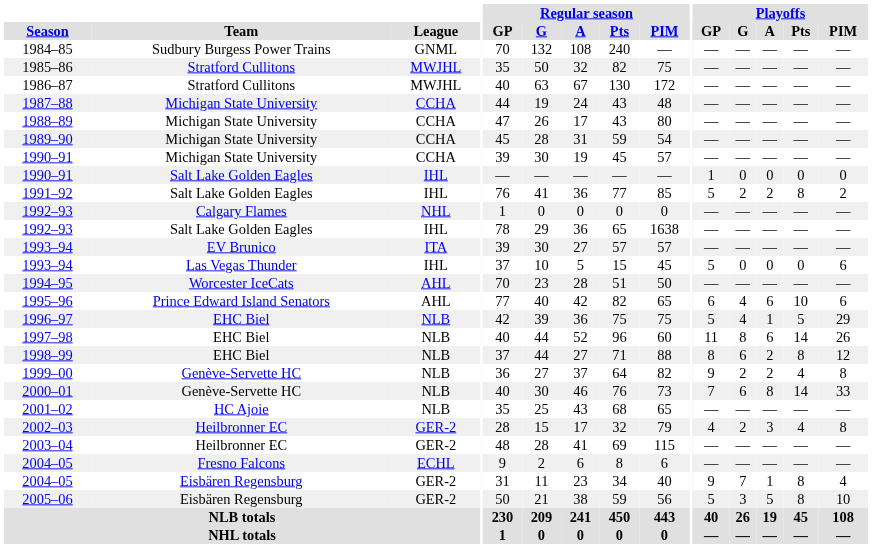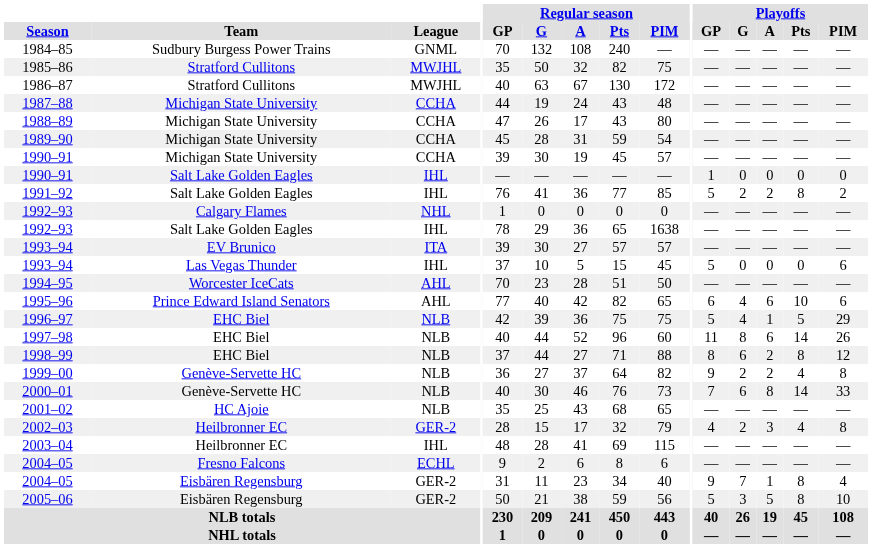(436, 445) GER-2 -> (436, 445) IHL
